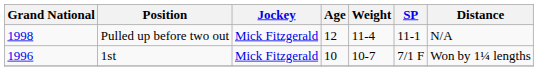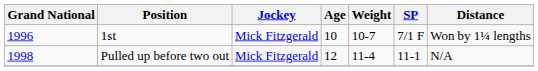rows swapped: (108, 55) <-> (165, 35)
